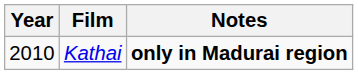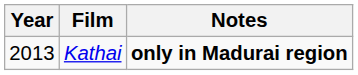(32, 52) 2010 -> (32, 52) 2013
